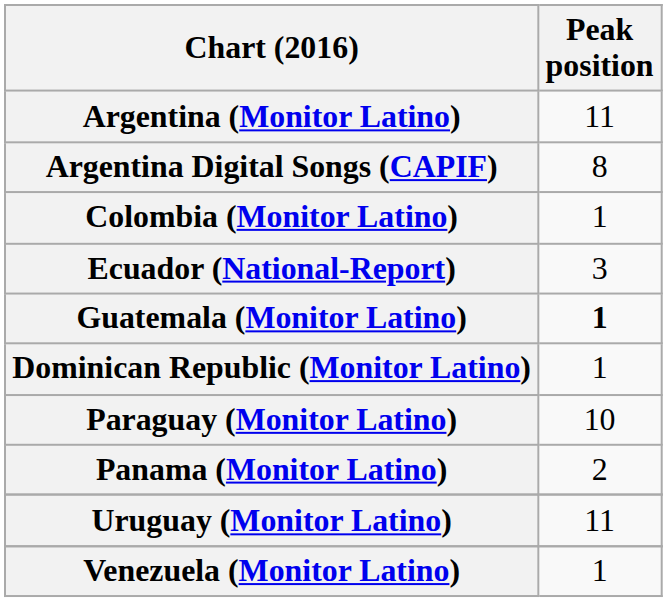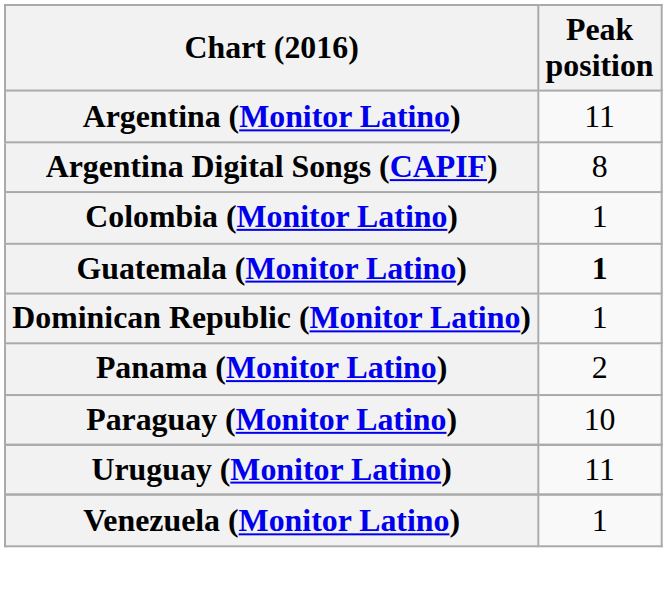- row: (272, 267)
rows swapped: (272, 469) <-> (272, 419)
